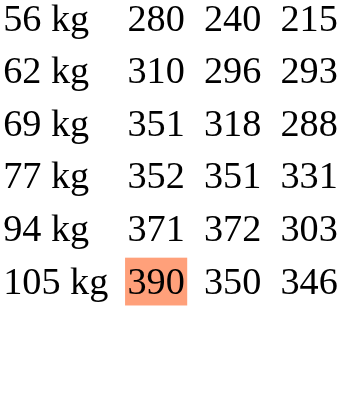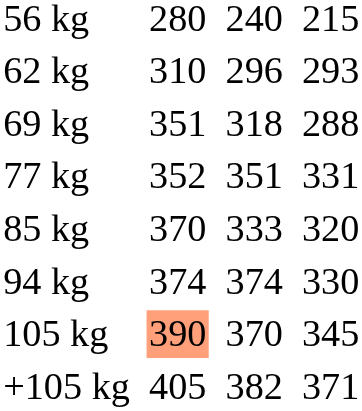+ row: (46, 228)
(156, 228) 371 -> (178, 280) 374
(233, 228) 372 -> (254, 280) 374
(309, 228) 303 -> (331, 280) 330
(233, 280) 350 -> (254, 333) 370
(309, 280) 346 -> (331, 333) 345
+ row: (67, 386)
